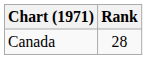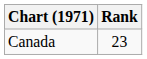(119, 41) 28 -> (119, 41) 23
